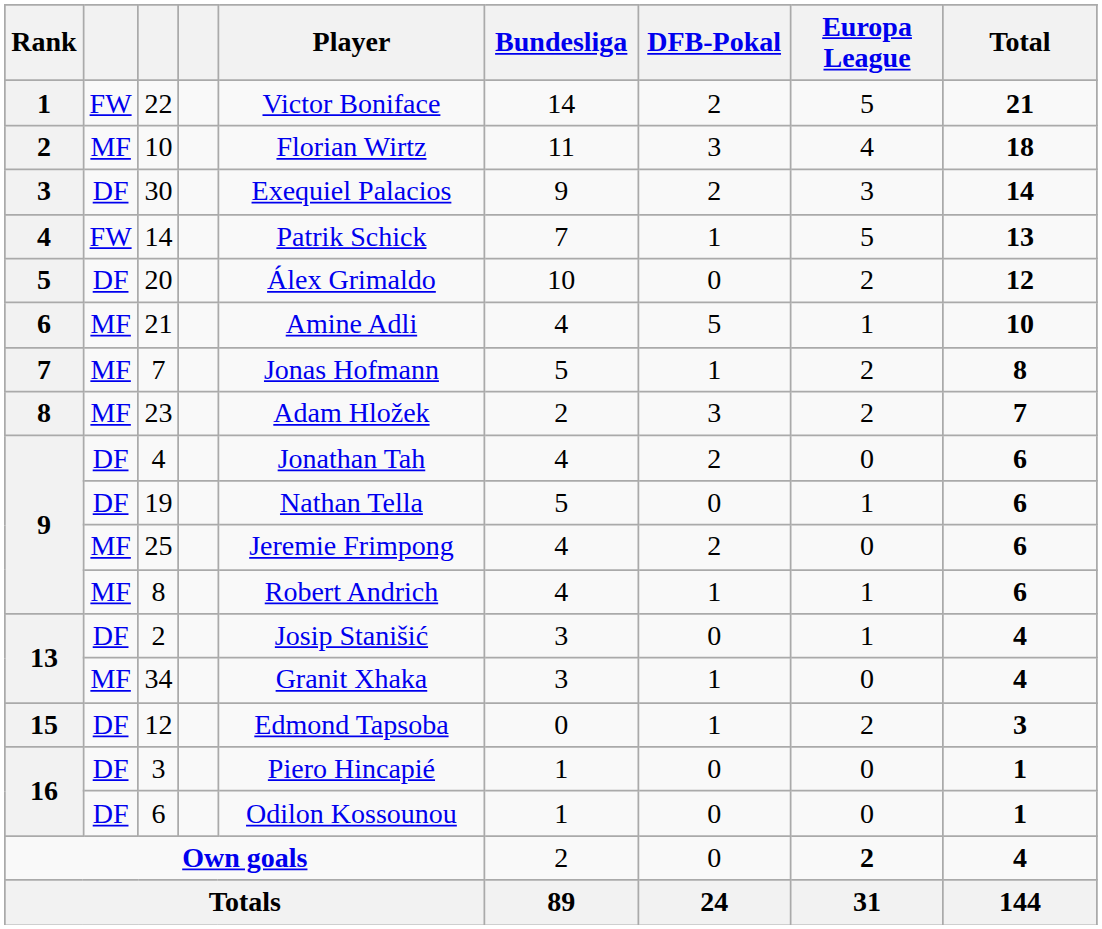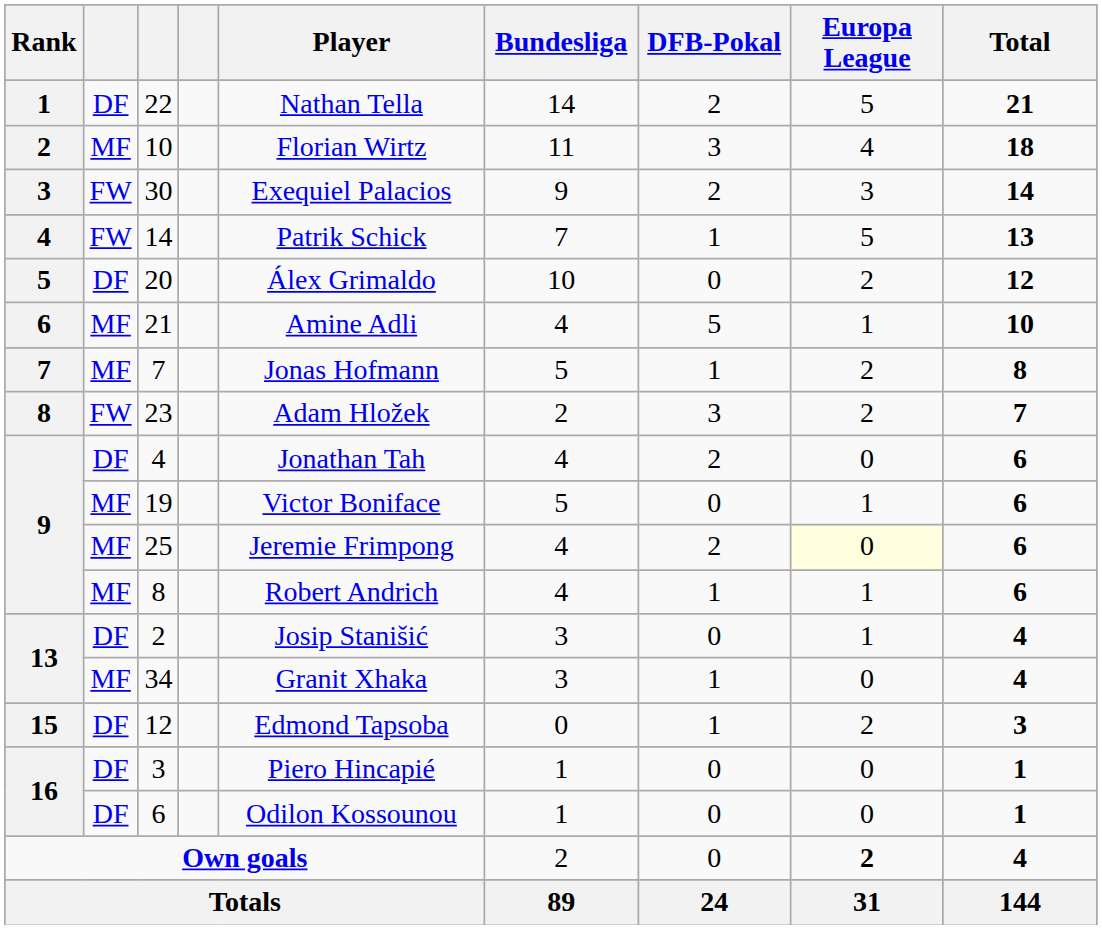(111, 102) FW -> (111, 102) DF
(351, 102) Victor Boniface -> (351, 102) Nathan Tella
(111, 191) DF -> (111, 191) FW
(111, 413) MF -> (111, 413) FW
(111, 502) DF -> (111, 502) MF
(351, 502) Nathan Tella -> (351, 502) Victor Boniface
(867, 546) no background -> (867, 546) lightyellow background
